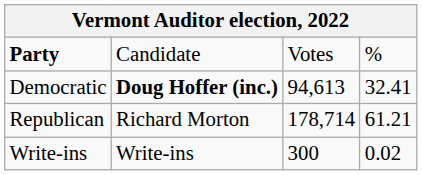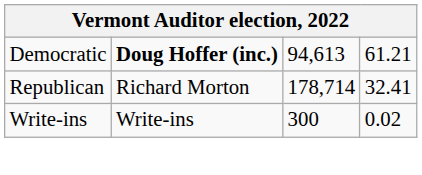- row: (34, 53)
(388, 86) 32.41 -> (388, 53) 61.21
(388, 119) 61.21 -> (388, 86) 32.41
